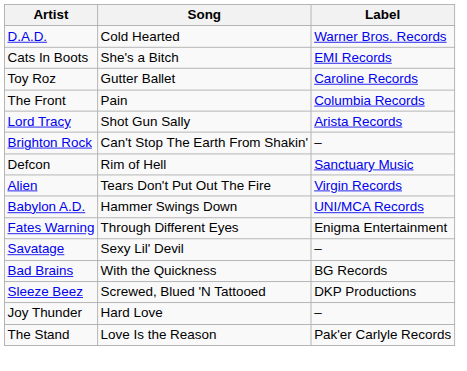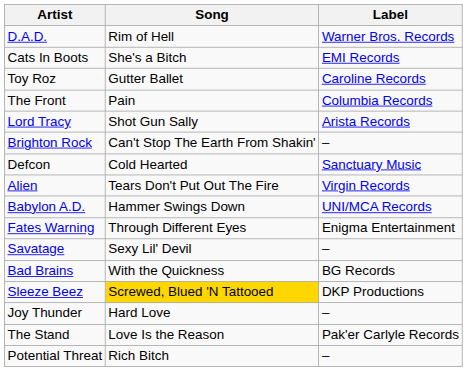(140, 36) Cold Hearted -> (141, 36) Rim of Hell
(133, 164) Rim of Hell -> (148, 164) Cold Hearted
(183, 292) no background -> (191, 292) gold background
+ row: (55, 356)
